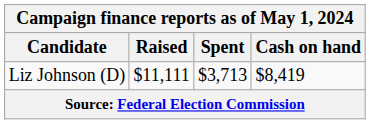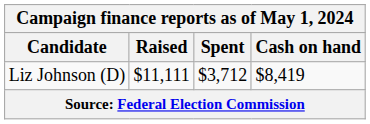(223, 75) $3,713 -> (223, 75) $3,712
